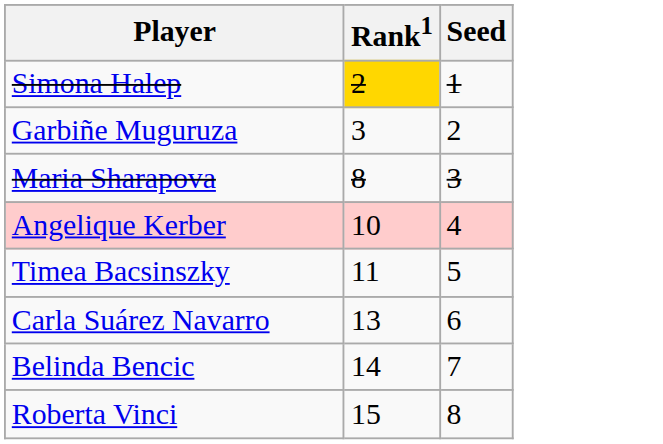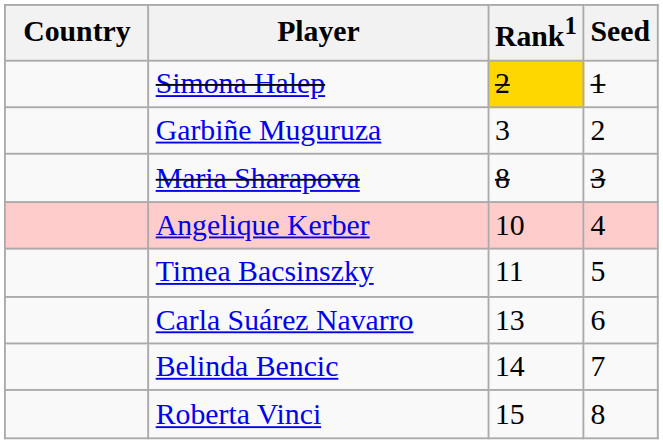+ column: (77, 32)
